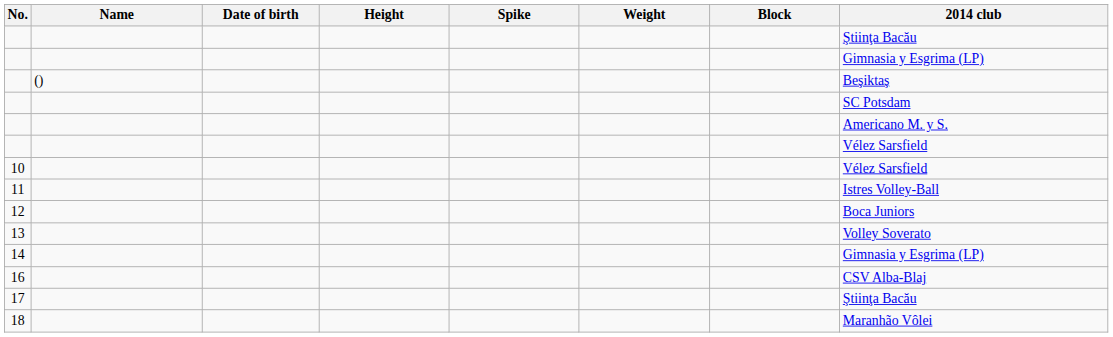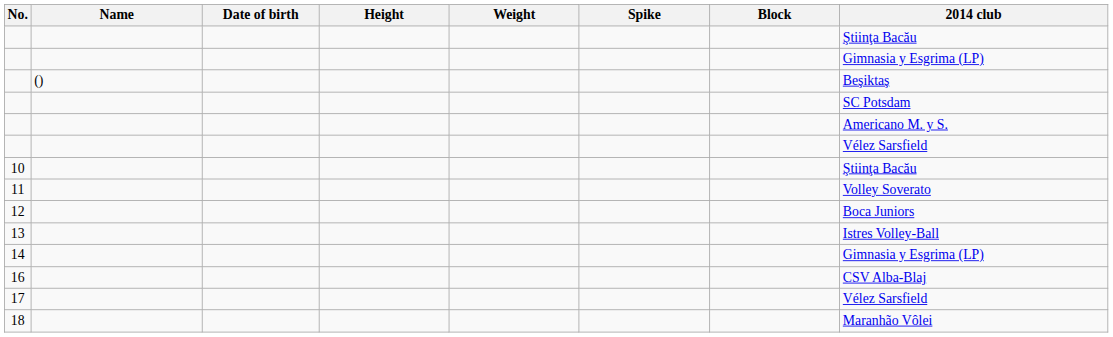columns swapped: (644, 15) <-> (514, 15)
(885, 168) Vélez Sarsfield -> (880, 168) Ştiinţa Bacău
(891, 189) Istres Volley-Ball -> (887, 189) Volley Soverato
(887, 233) Volley Soverato -> (891, 233) Istres Volley-Ball
(880, 299) Ştiinţa Bacău -> (885, 299) Vélez Sarsfield
